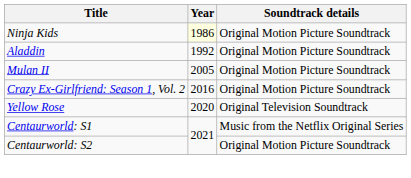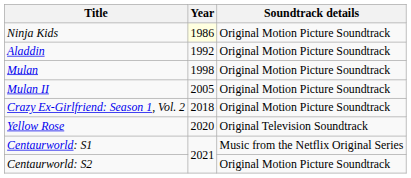+ row: (23, 70)
(202, 88) 2016 -> (202, 107) 2018
